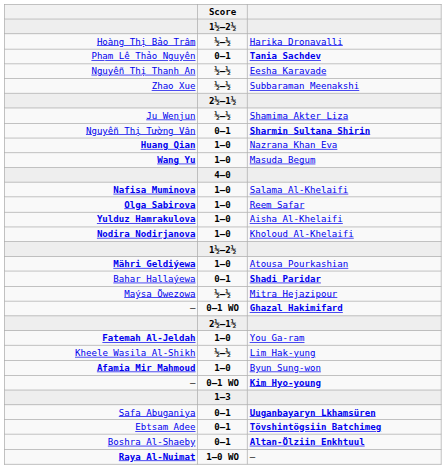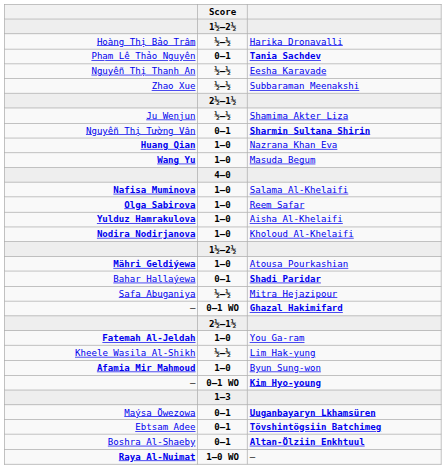(160, 294) Maýsa Öwezowa -> (157, 294) Safa Abuganiya
(157, 412) Safa Abuganiya -> (160, 412) Maýsa Öwezowa
